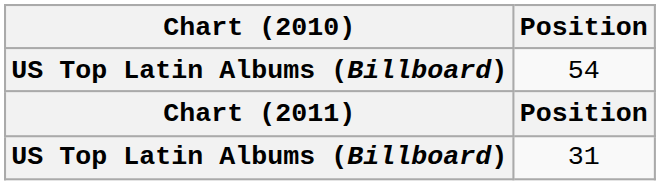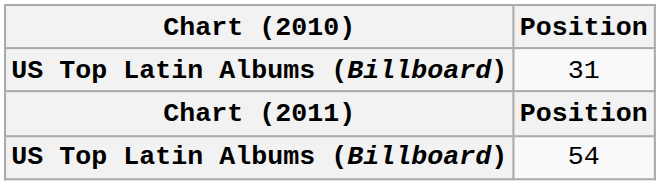rows swapped: (584, 157) <-> (584, 70)
